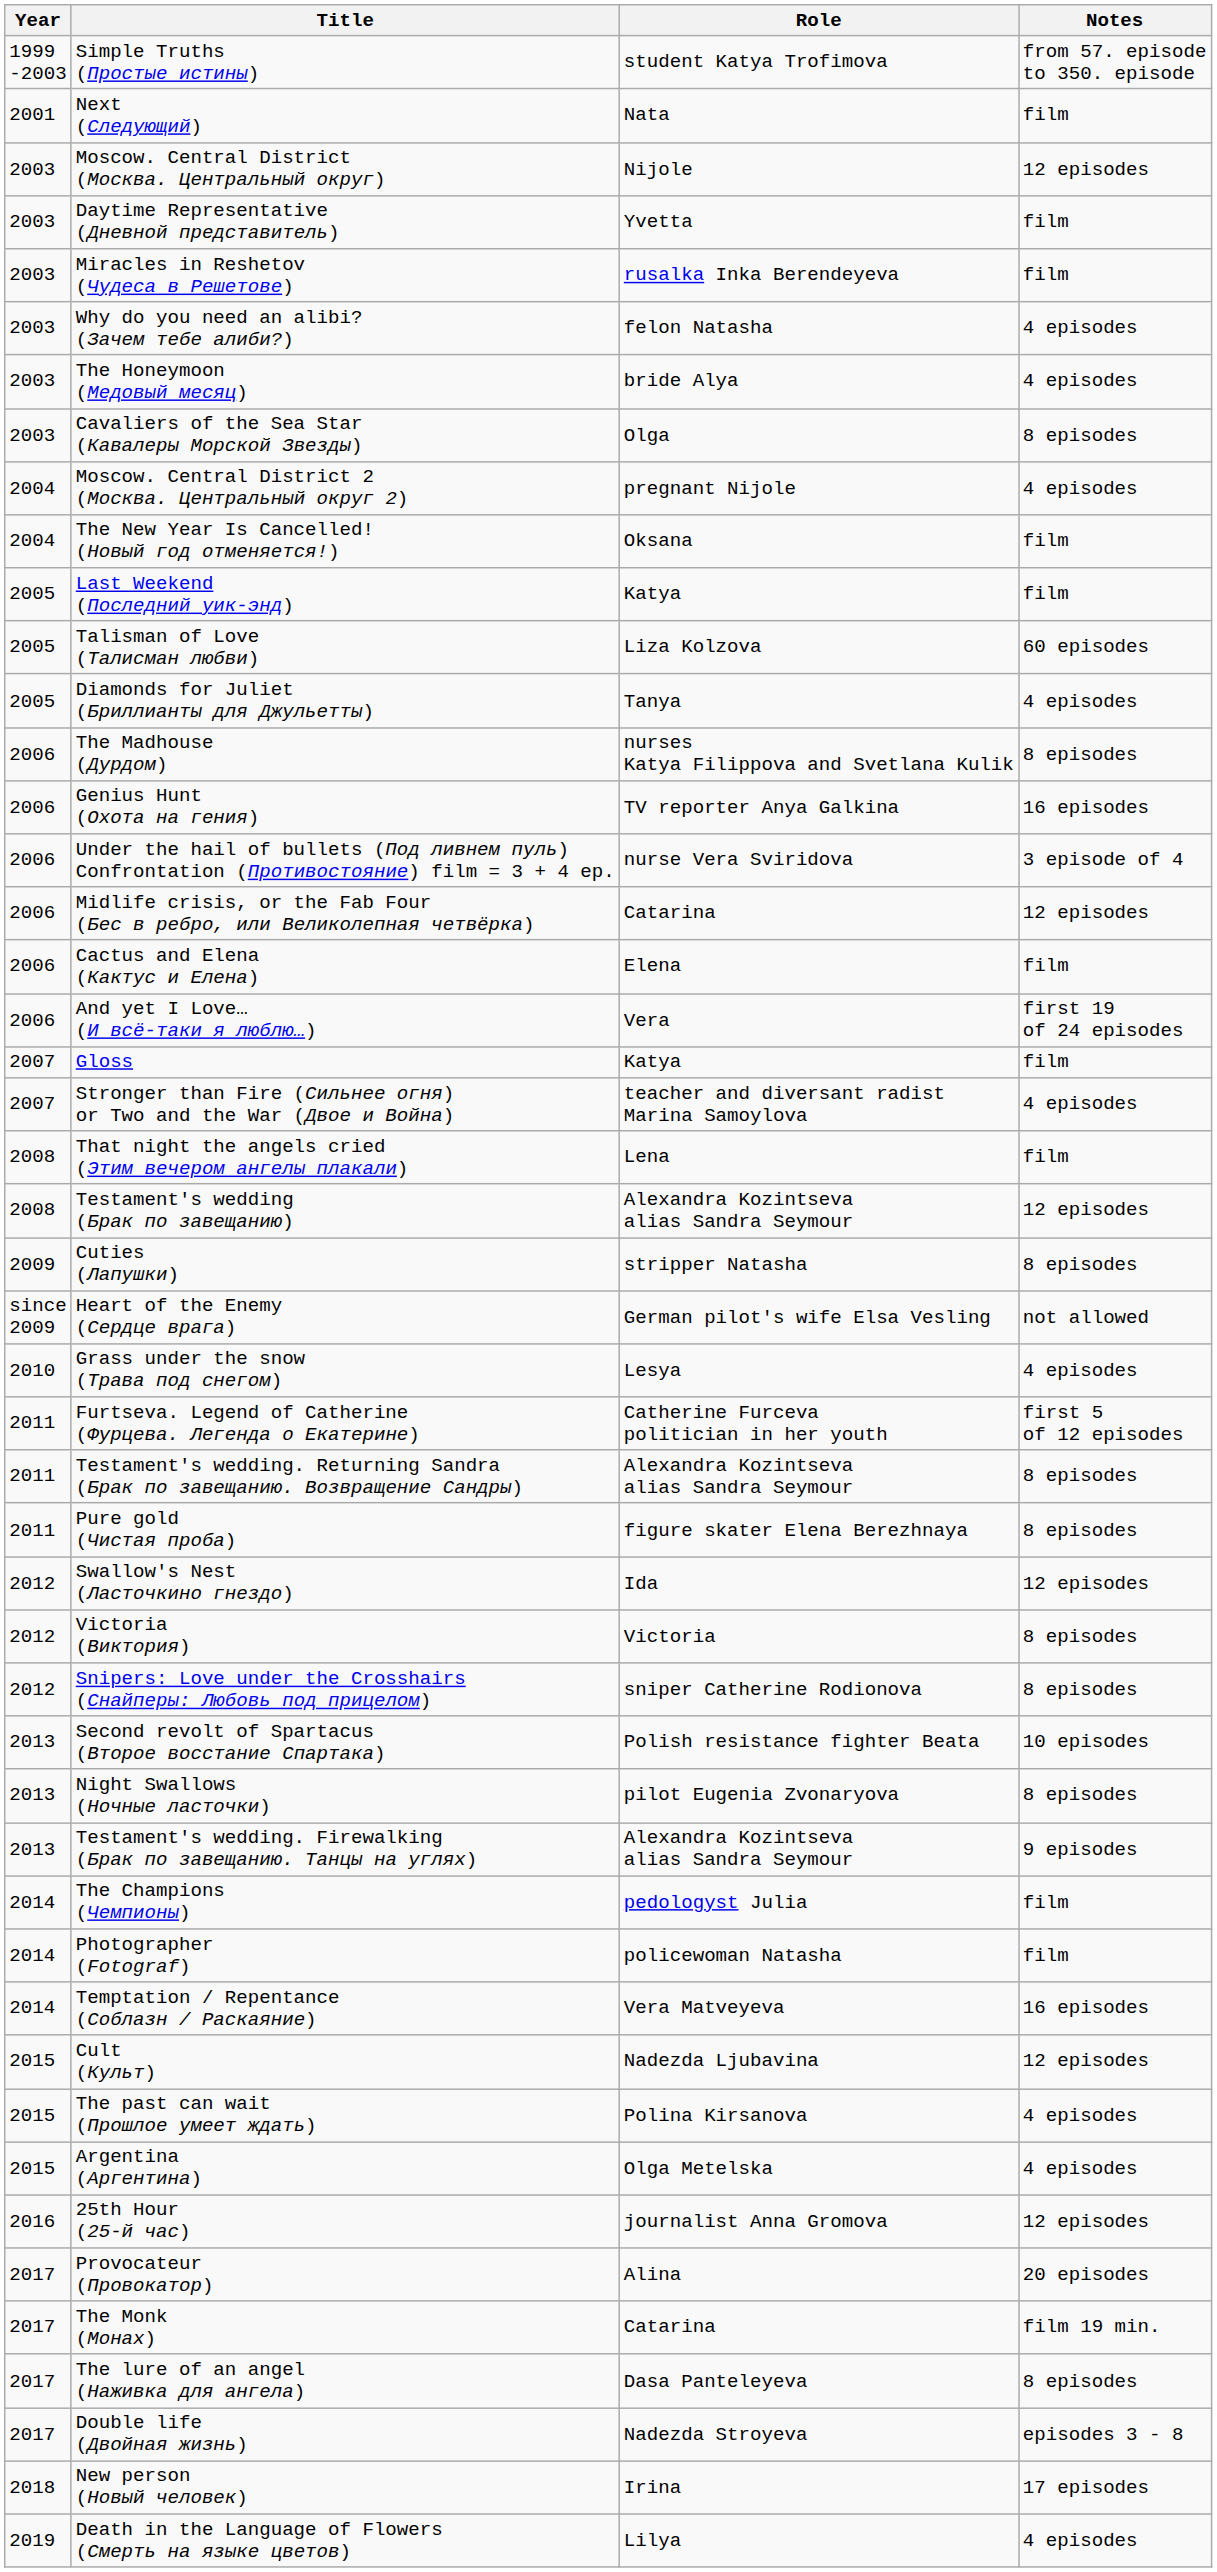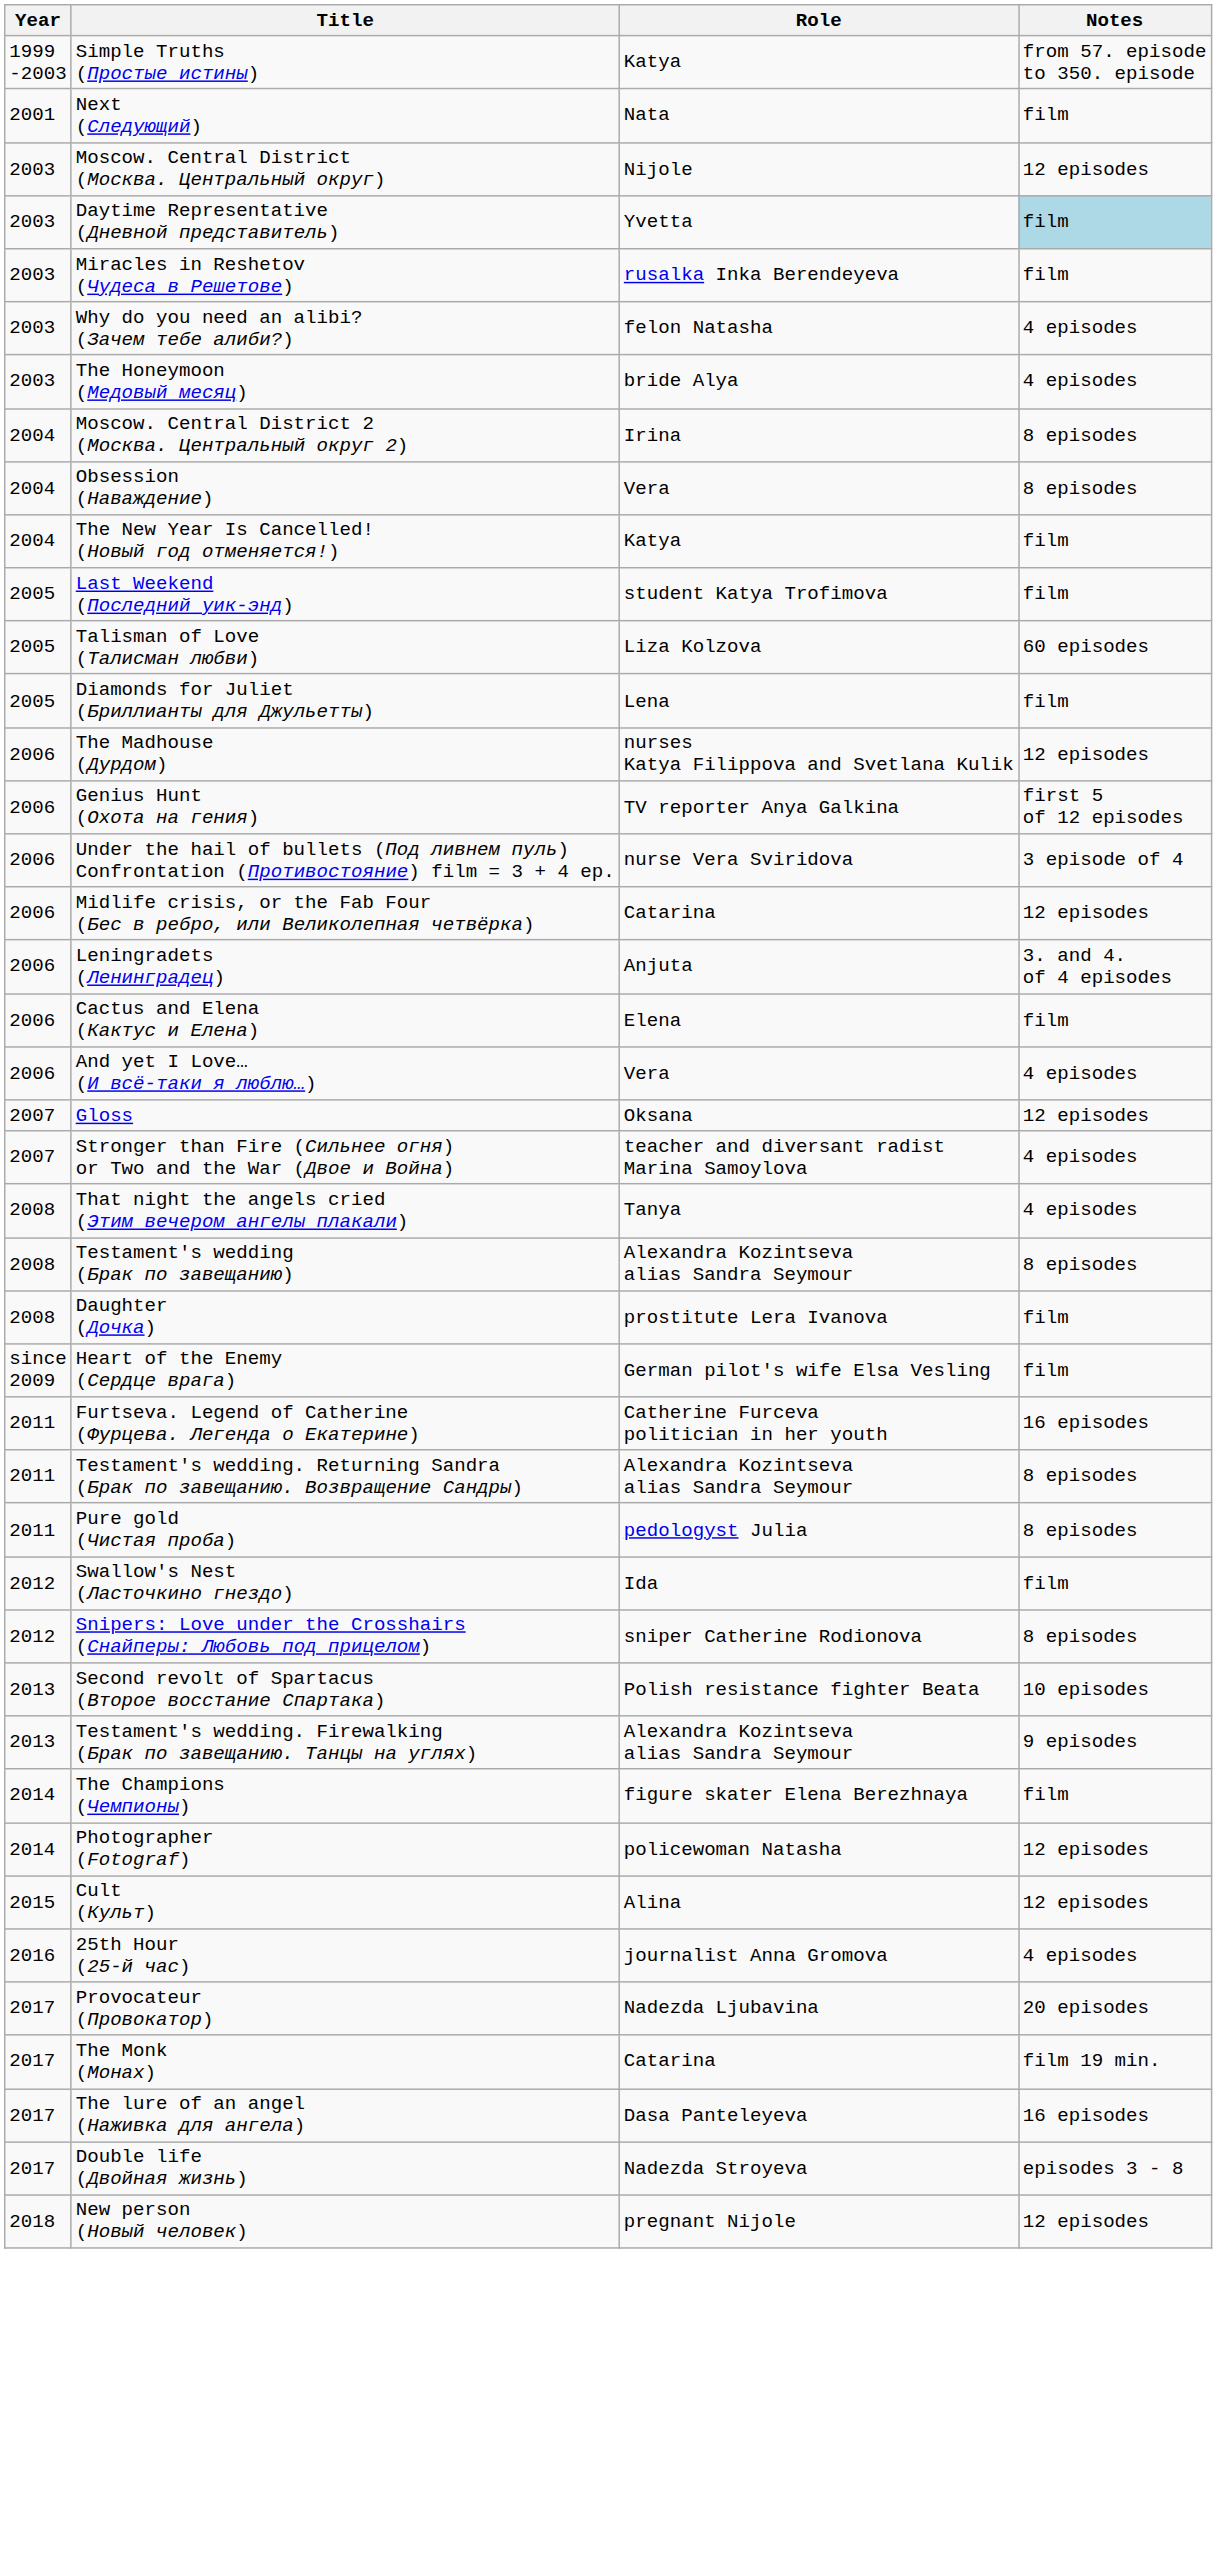(756, 62) student Katya Trofimova -> (653, 62) Katya
(1046, 222) no background -> (1046, 222) lightblue background
- row: (219, 435)
(710, 488) pregnant Nijole -> (653, 435) Irina
(1080, 488) 4 episodes -> (1080, 435) 8 episodes
+ row: (145, 488)
(658, 541) Oksana -> (653, 541) Katya
(653, 594) Katya -> (756, 594) student Katya Trofimova
(653, 701) Tanya -> (647, 701) Lena
(1080, 701) 4 episodes -> (1046, 701) film
(1080, 754) 8 episodes -> (1086, 754) 12 episodes
(1086, 807) 16 episodes -> (1103, 807) first 5 of 12 episodes
+ row: (150, 967)
(1103, 1020) first 19 of 24 episodes -> (1080, 1073) 4 episodes
(653, 1062) Katya -> (658, 1115) Oksana
(1046, 1062) film -> (1086, 1115) 12 episodes
(647, 1158) Lena -> (653, 1211) Tanya
(1046, 1158) film -> (1080, 1211) 4 episodes
(1086, 1211) 12 episodes -> (1080, 1264) 8 episodes
+ row: (122, 1317)
- row: (127, 1264)
(1086, 1317) not allowed -> (1046, 1370) film
- row: (190, 1370)
(1103, 1424) first 5 of 12 episodes -> (1086, 1424) 16 episodes
(796, 1530) figure skater Elena Berezhnaya -> (716, 1530) pedologyst Julia
(1086, 1583) 12 episodes -> (1046, 1583) film
- row: (133, 1636)
- row: (173, 1796)
(716, 1902) pedologyst Julia -> (796, 1796) figure skater Elena Berezhnaya
(1046, 1955) film -> (1086, 1849) 12 episodes
- row: (208, 2009)
(721, 2062) Nadezda Ljubavina -> (653, 1902) Alina
- row: (196, 2115)
- row: (139, 2168)
(1086, 2221) 12 episodes -> (1080, 1955) 4 episodes
(653, 2275) Alina -> (721, 2009) Nadezda Ljubavina
(1080, 2381) 8 episodes -> (1086, 2115) 16 episodes
(653, 2487) Irina -> (710, 2221) pregnant Nijole
(1086, 2487) 17 episodes -> (1086, 2221) 12 episodes
- row: (259, 2541)
